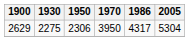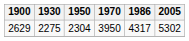(79, 28) 2306 -> (79, 28) 2304
(170, 28) 5304 -> (170, 28) 5302
